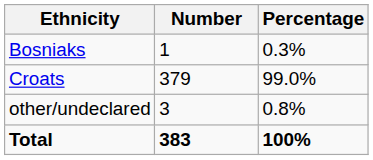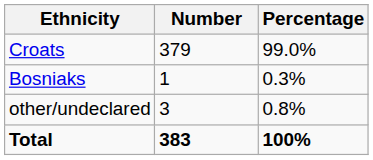rows swapped: (37, 79) <-> (47, 49)
